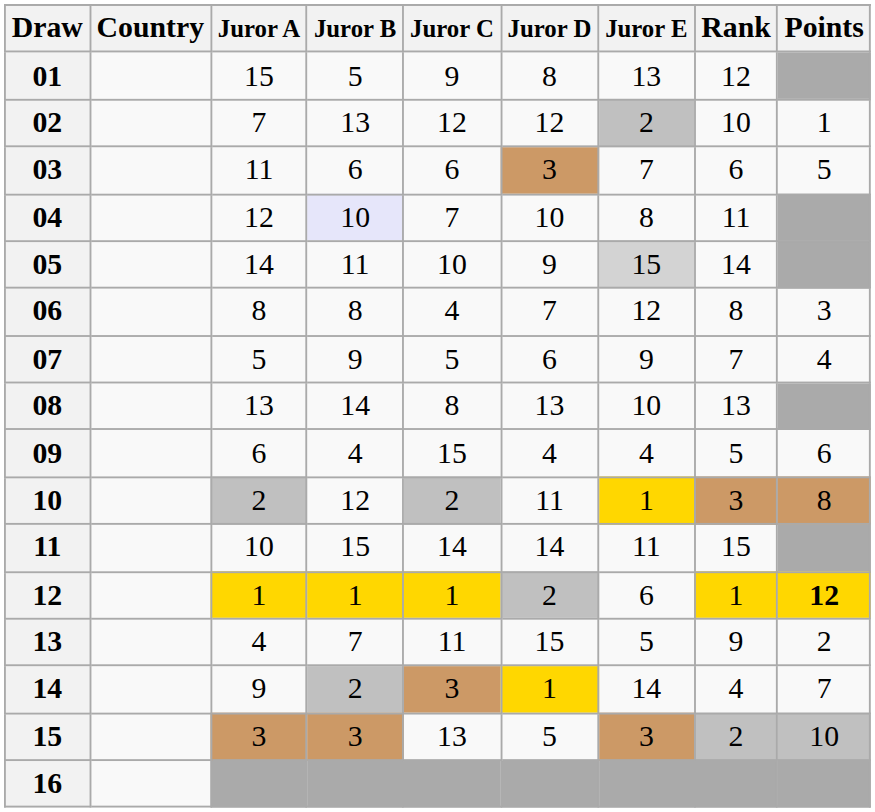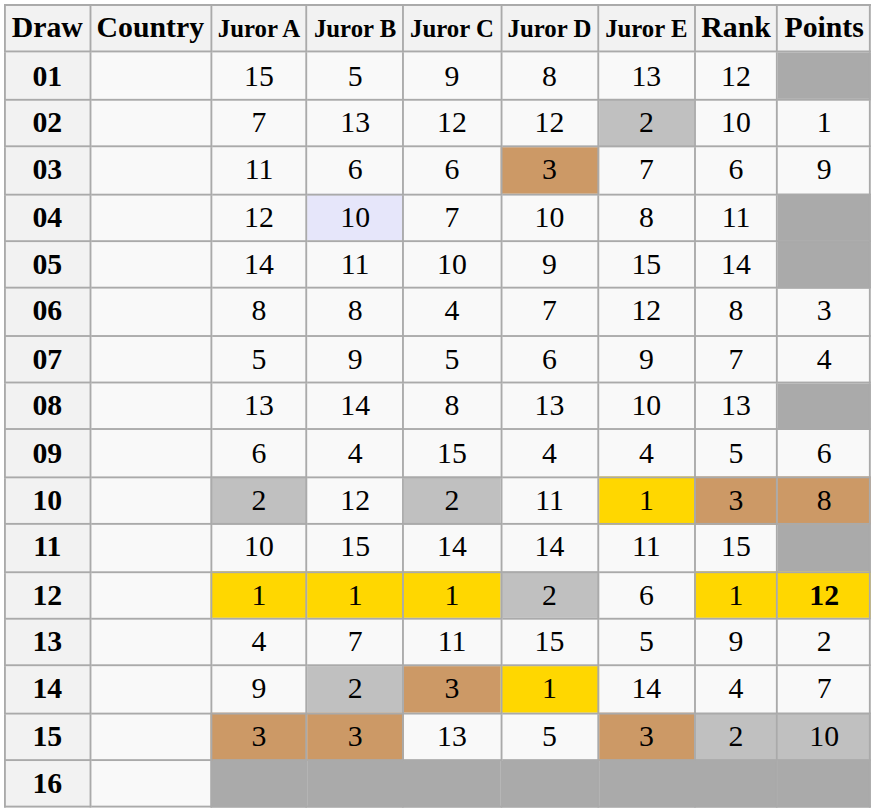(824, 169) 5 -> (824, 169) 9
(646, 264) lightgrey background -> (646, 264) no background
